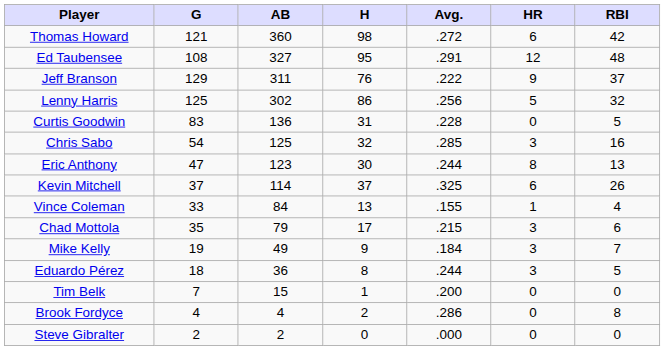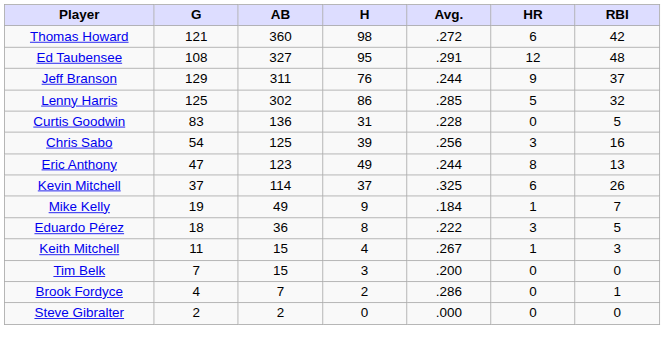(449, 79) .222 -> (449, 79) .244
(449, 100) .256 -> (449, 100) .285
(365, 143) 32 -> (365, 143) 39
(449, 143) .285 -> (449, 143) .256
(365, 164) 30 -> (365, 164) 49
- row: (79, 206)
- row: (79, 228)
(533, 249) 3 -> (533, 206) 1
(449, 270) .244 -> (449, 228) .222
+ row: (79, 249)
(365, 292) 1 -> (365, 270) 3
(280, 313) 4 -> (280, 292) 7
(617, 313) 8 -> (617, 292) 1
